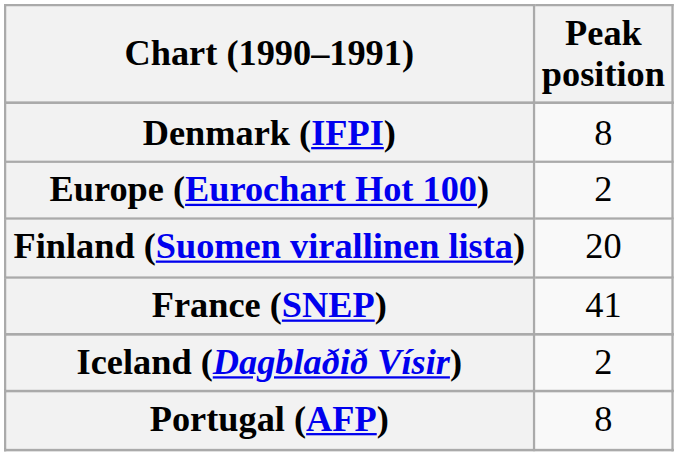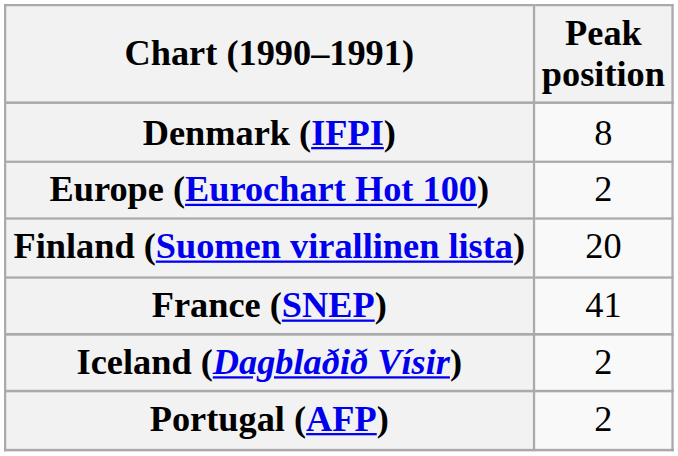(603, 419) 8 -> (603, 419) 2
